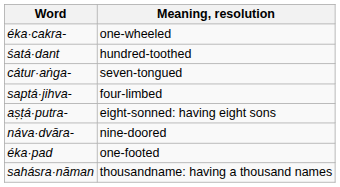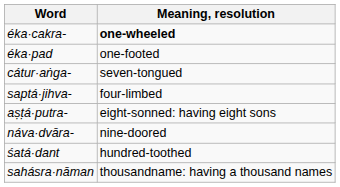(135, 34) normal -> (138, 34) bold
rows swapped: (30, 152) <-> (33, 53)
